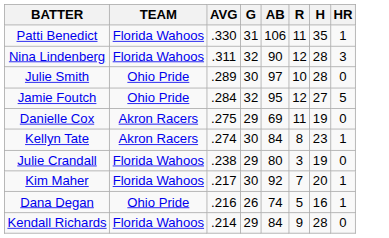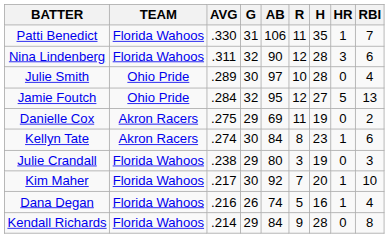+ column: (370, 14)
(158, 202) Ohio Pride -> (158, 202) Florida Wahoos
